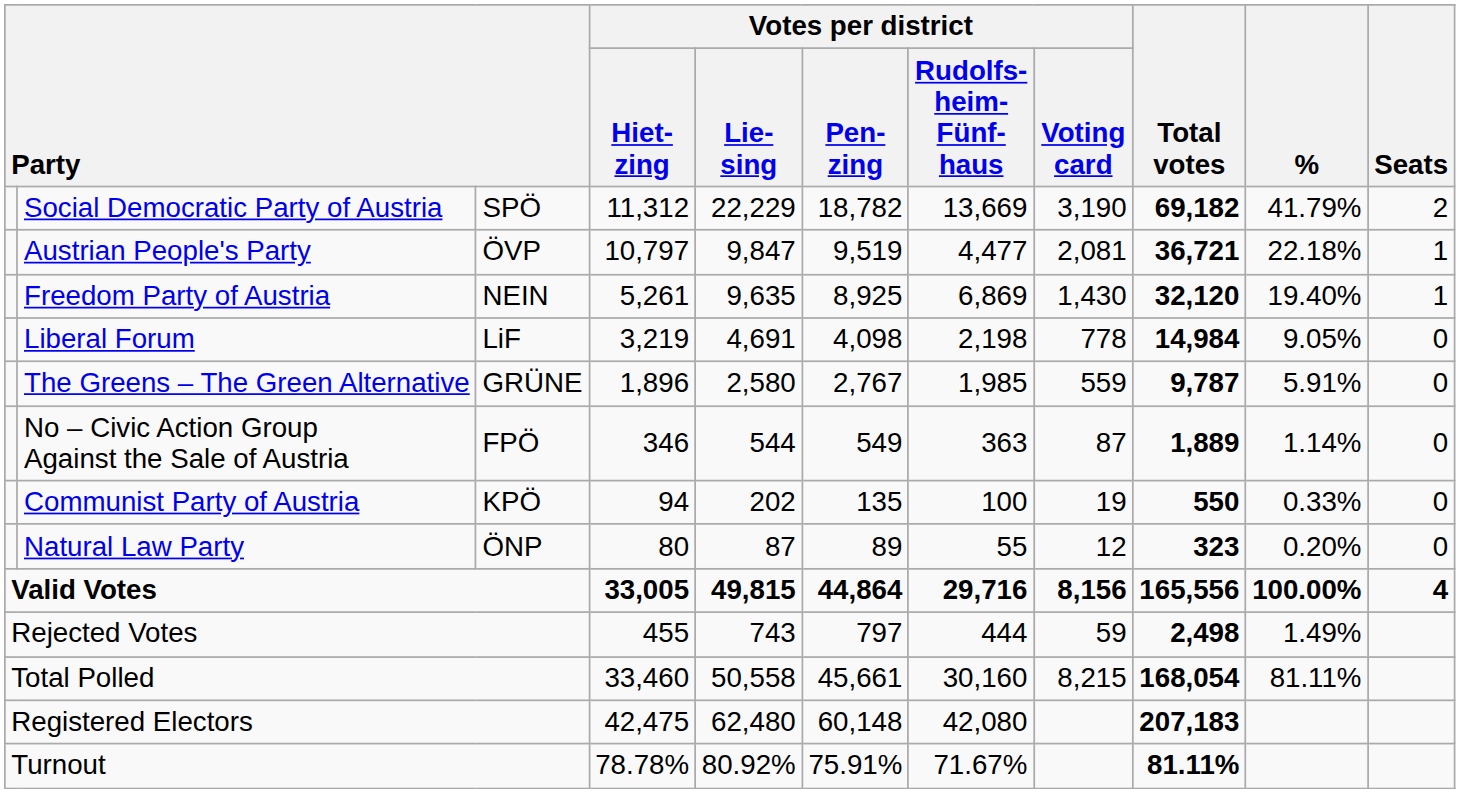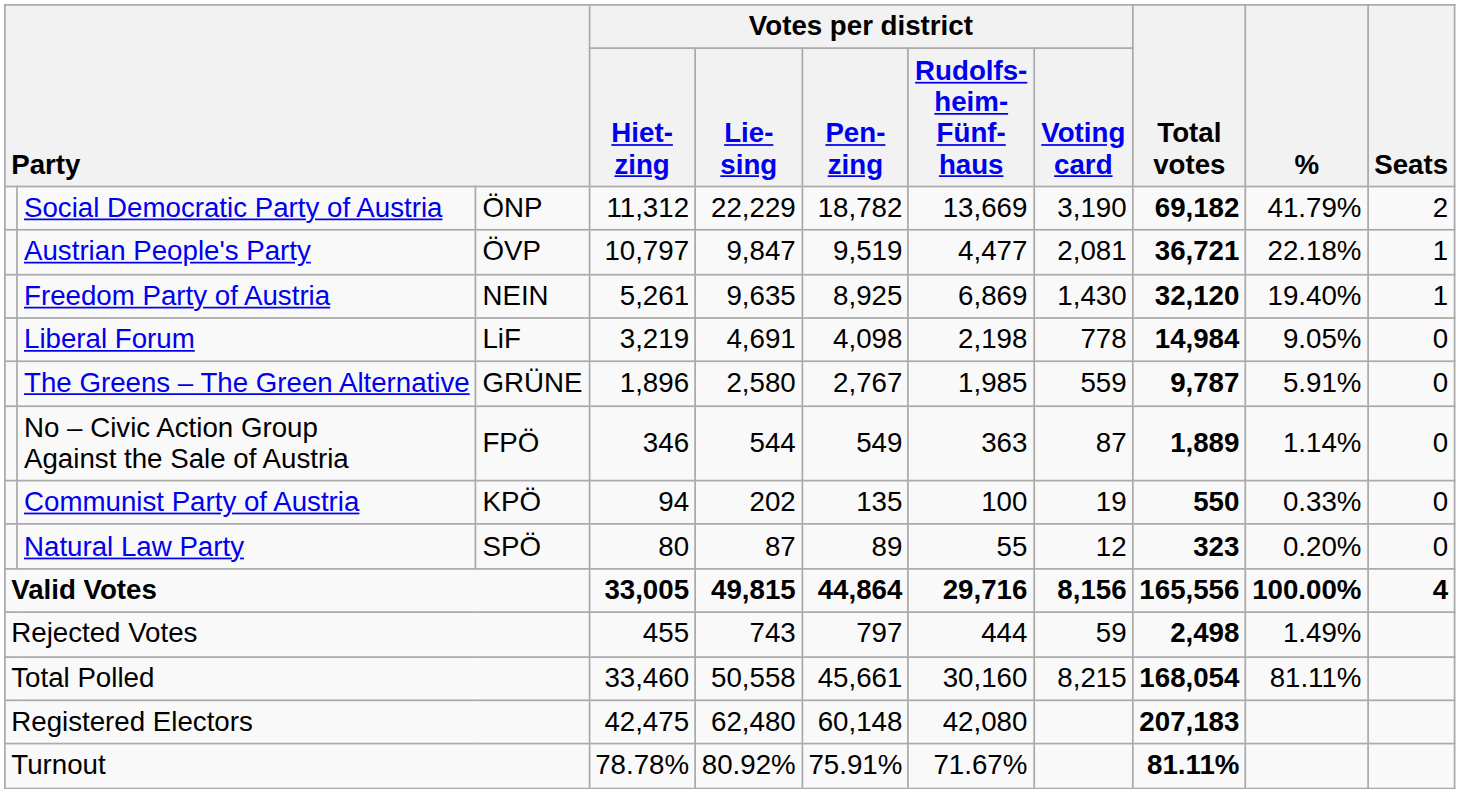(512, 207) SPÖ -> (512, 207) ÖNP
(512, 546) ÖNP -> (512, 546) SPÖ
